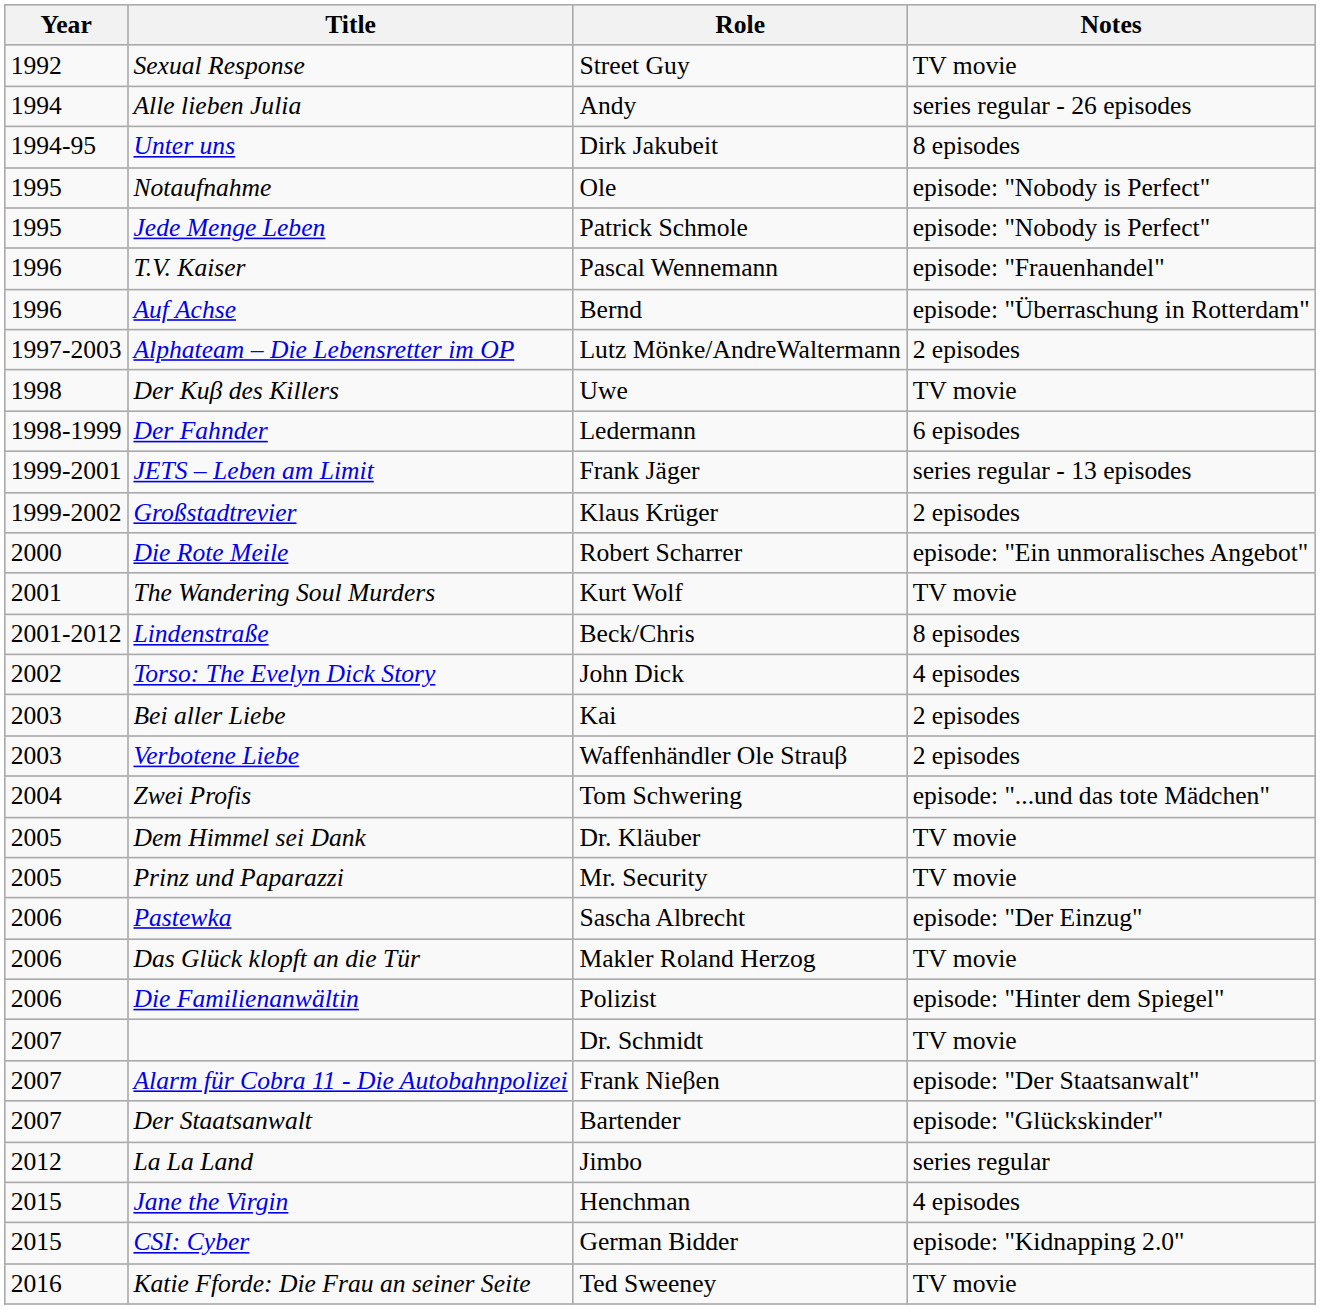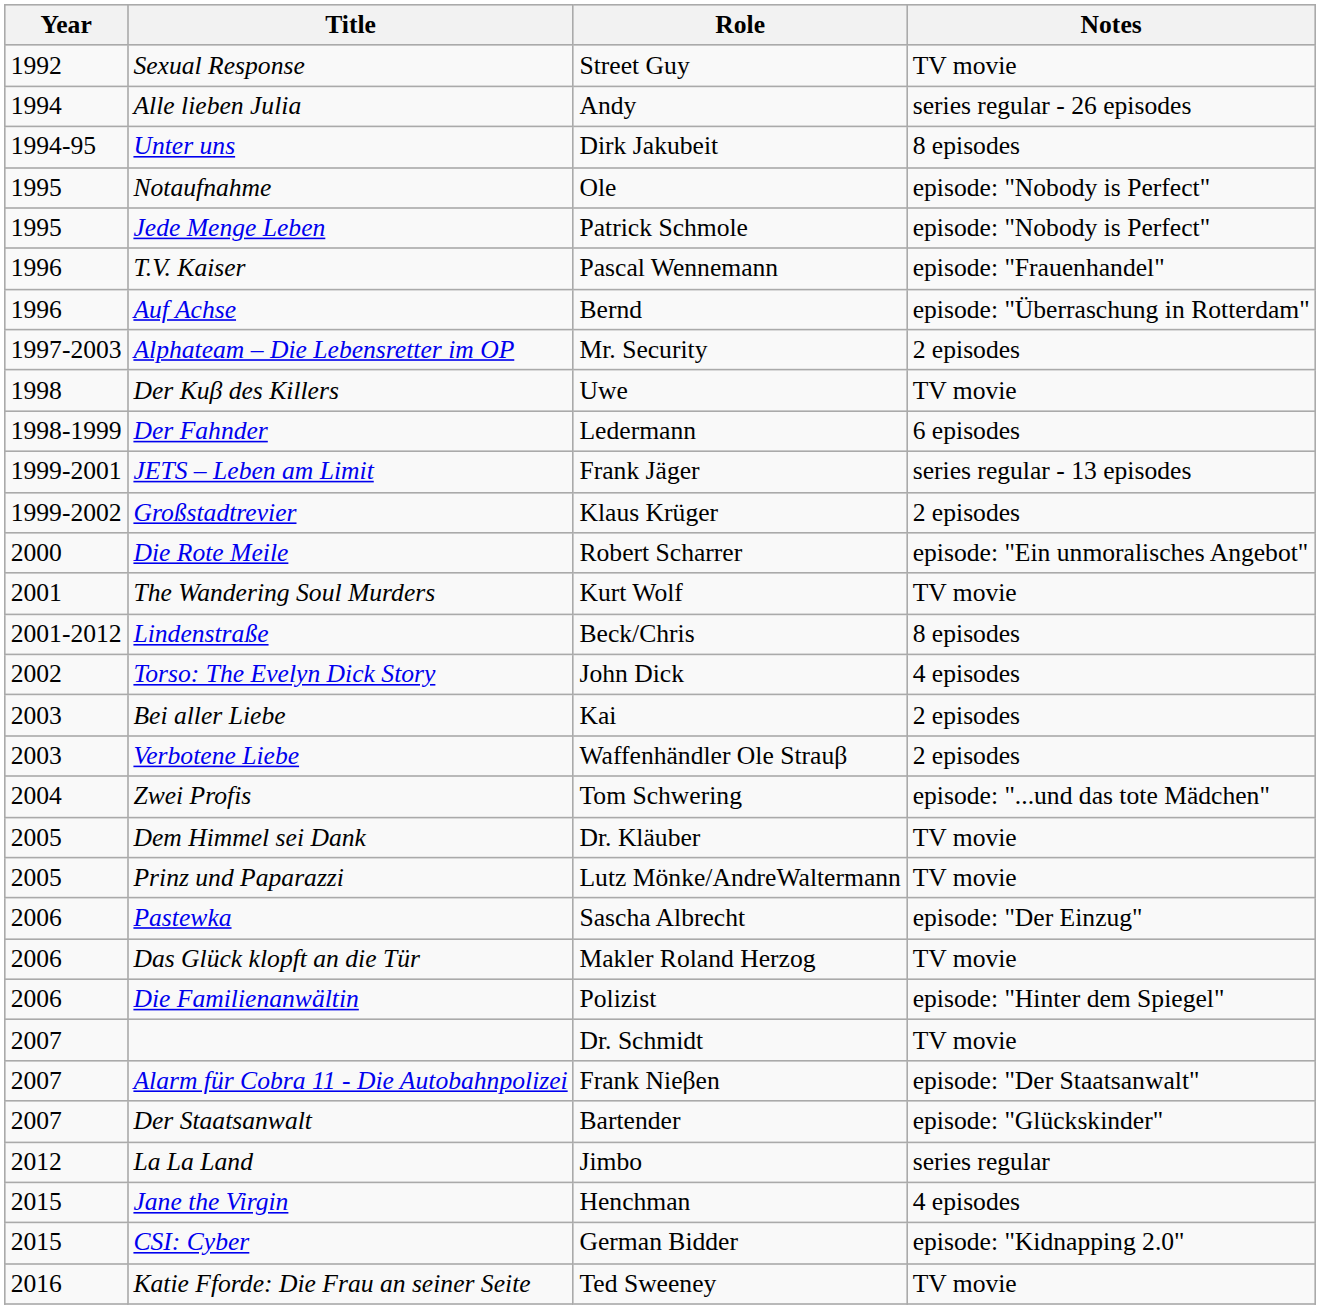(740, 349) Lutz Mönke/AndreWaltermann -> (643, 349) Mr. Security
(643, 877) Mr. Security -> (740, 877) Lutz Mönke/AndreWaltermann
